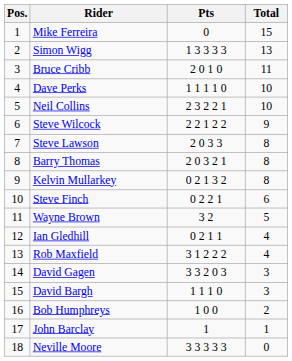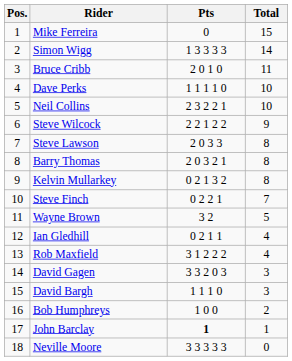(266, 50) 13 -> (266, 50) 14
(266, 198) 6 -> (266, 198) 7
(206, 328) normal -> (206, 328) bold
